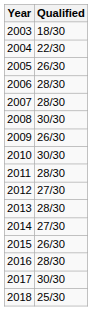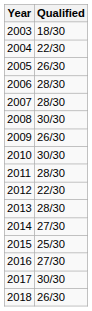(51, 191) 27/30 -> (51, 191) 22/30
(51, 244) 26/30 -> (51, 244) 25/30
(51, 262) 28/30 -> (51, 262) 27/30
(51, 297) 25/30 -> (51, 297) 26/30
